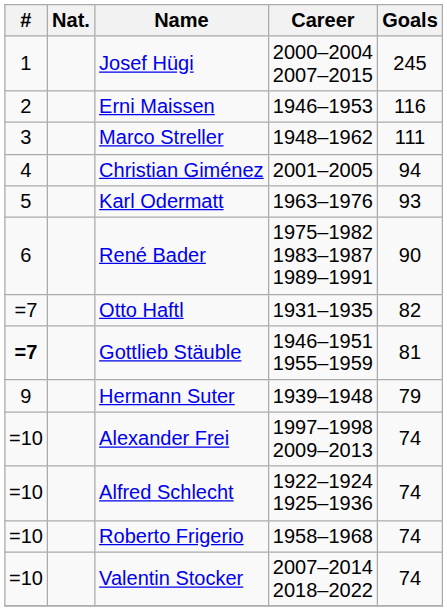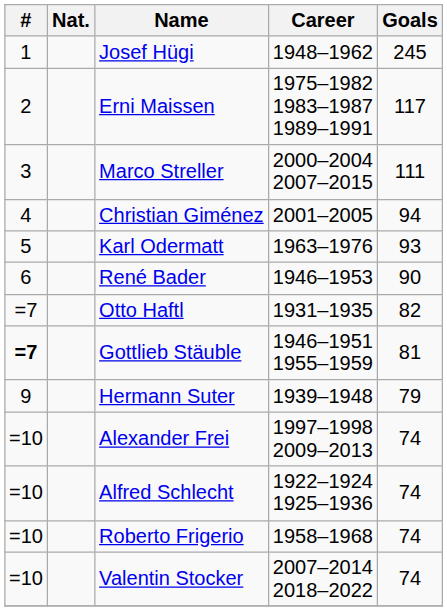(323, 63) 2000–2004 2007–2015 -> (323, 52) 1948–1962
(323, 106) 1946–1953 -> (323, 106) 1975–1982 1983–1987 1989–1991
(410, 106) 116 -> (410, 106) 117
(323, 138) 1948–1962 -> (323, 171) 2000–2004 2007–2015
(323, 255) 1975–1982 1983–1987 1989–1991 -> (323, 278) 1946–1953
